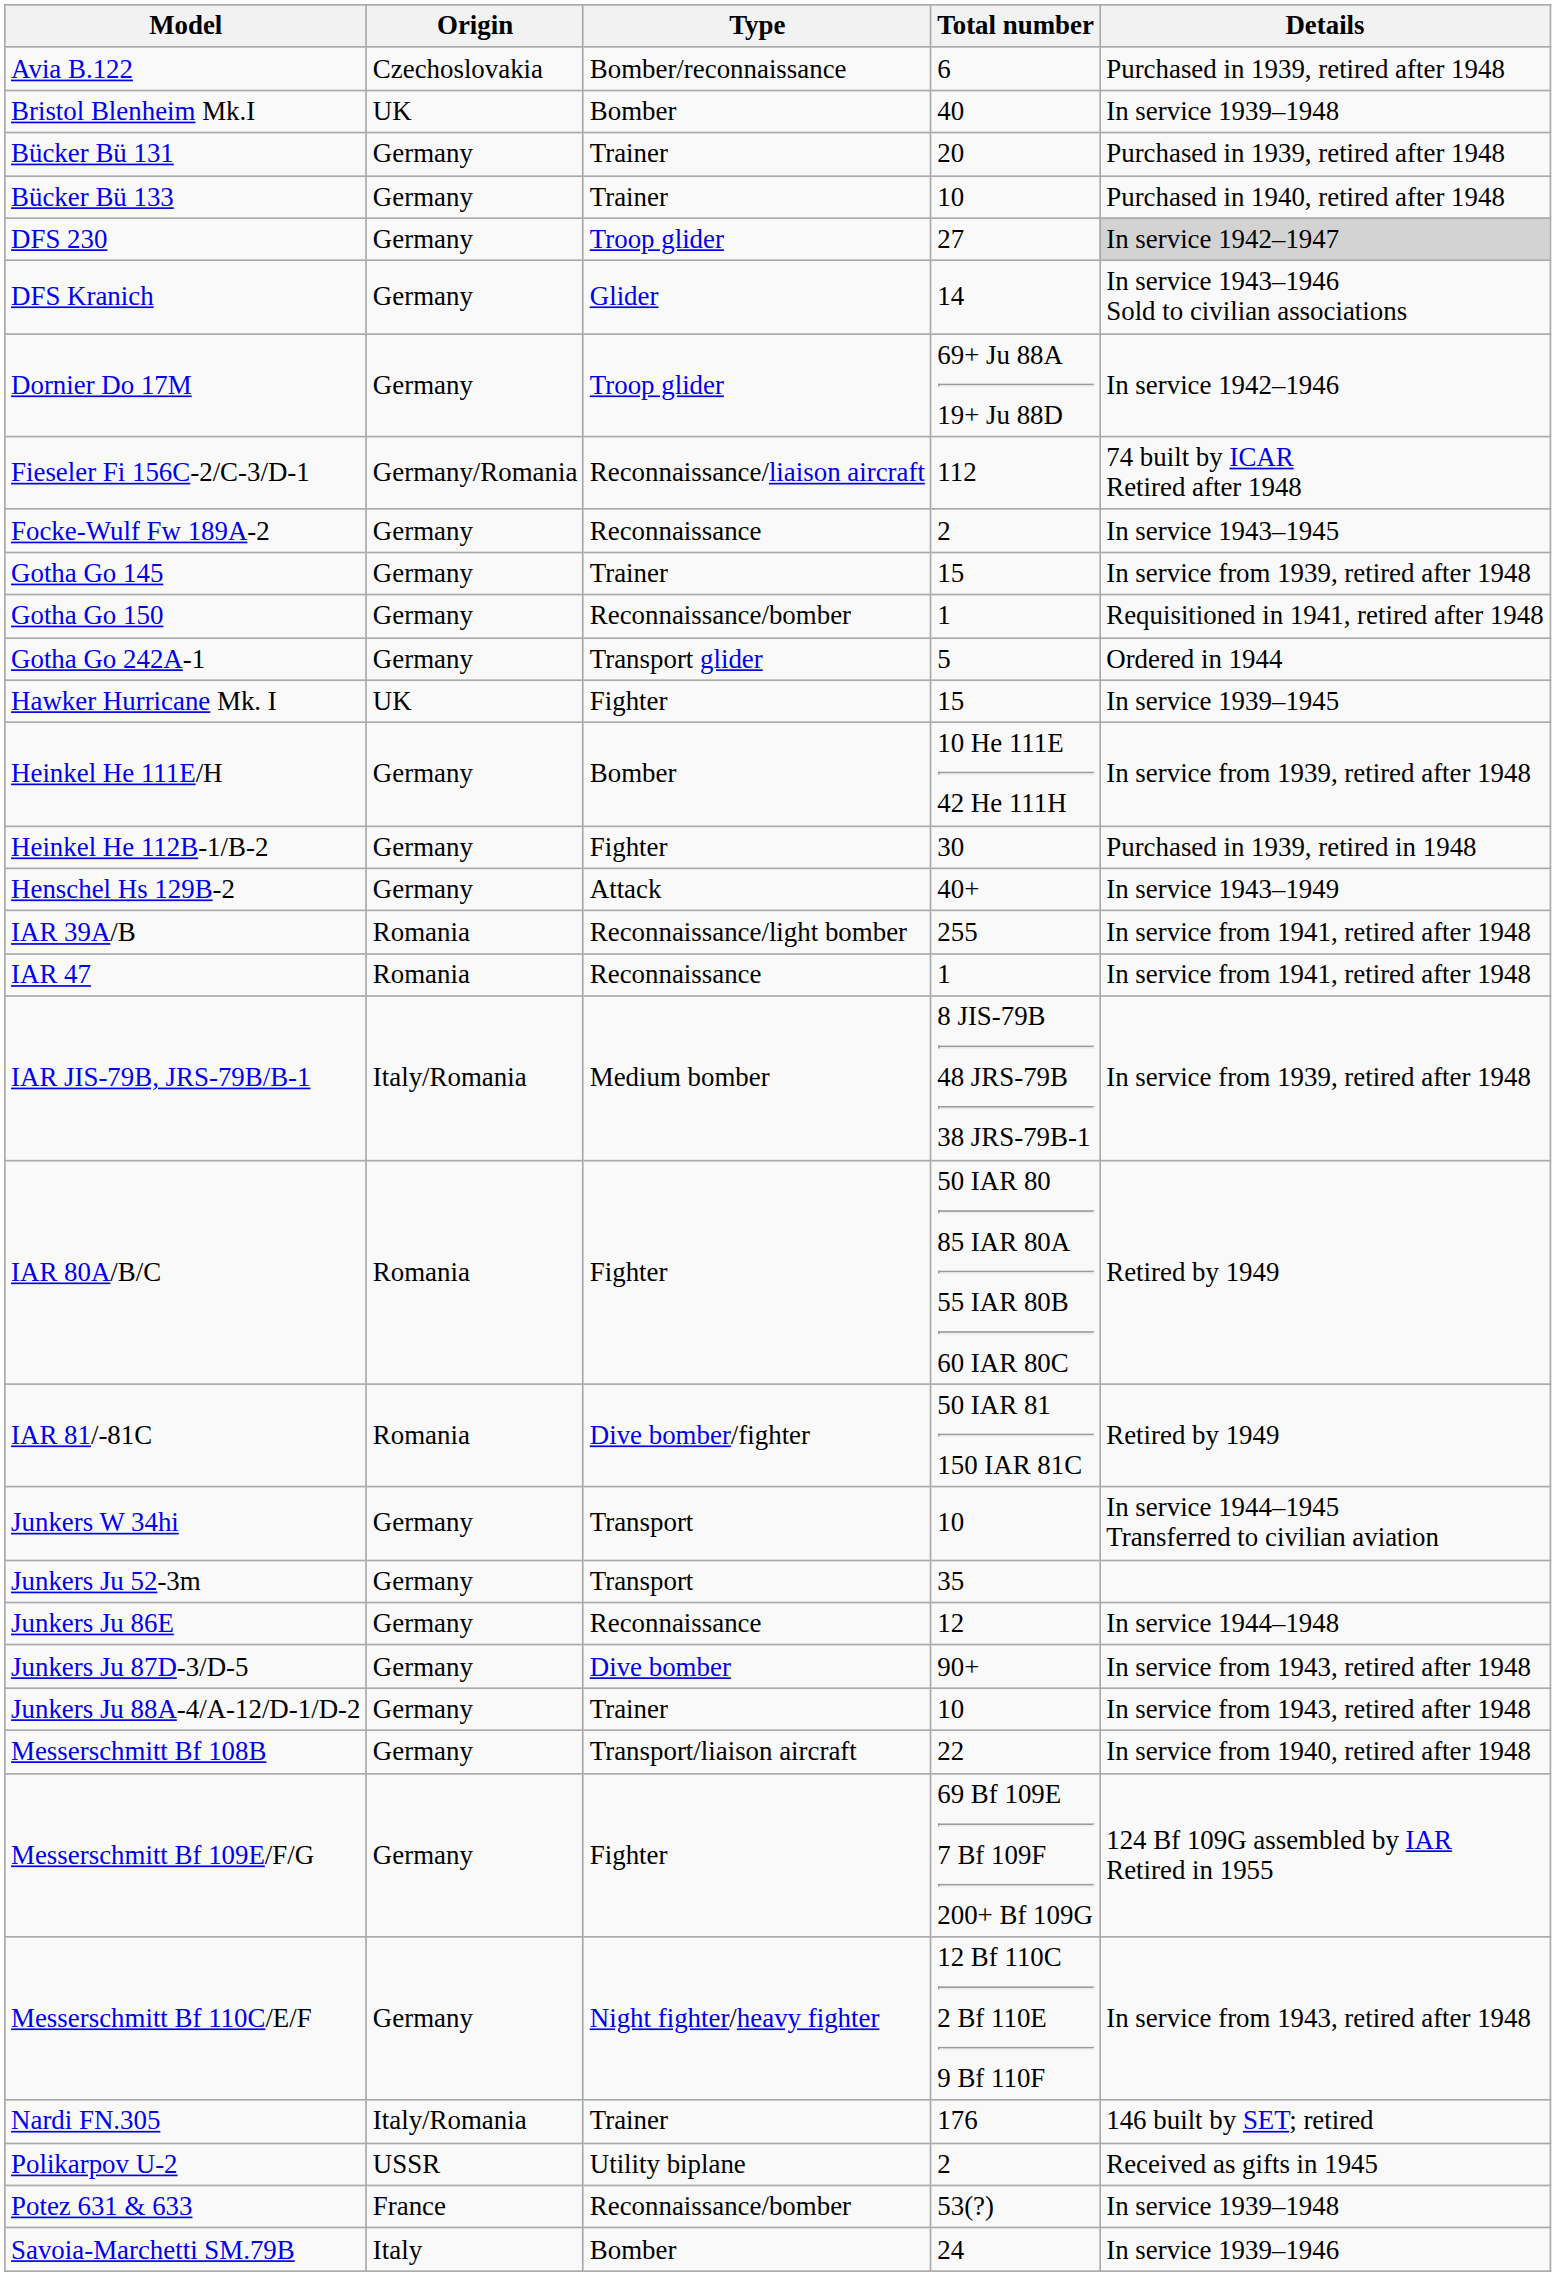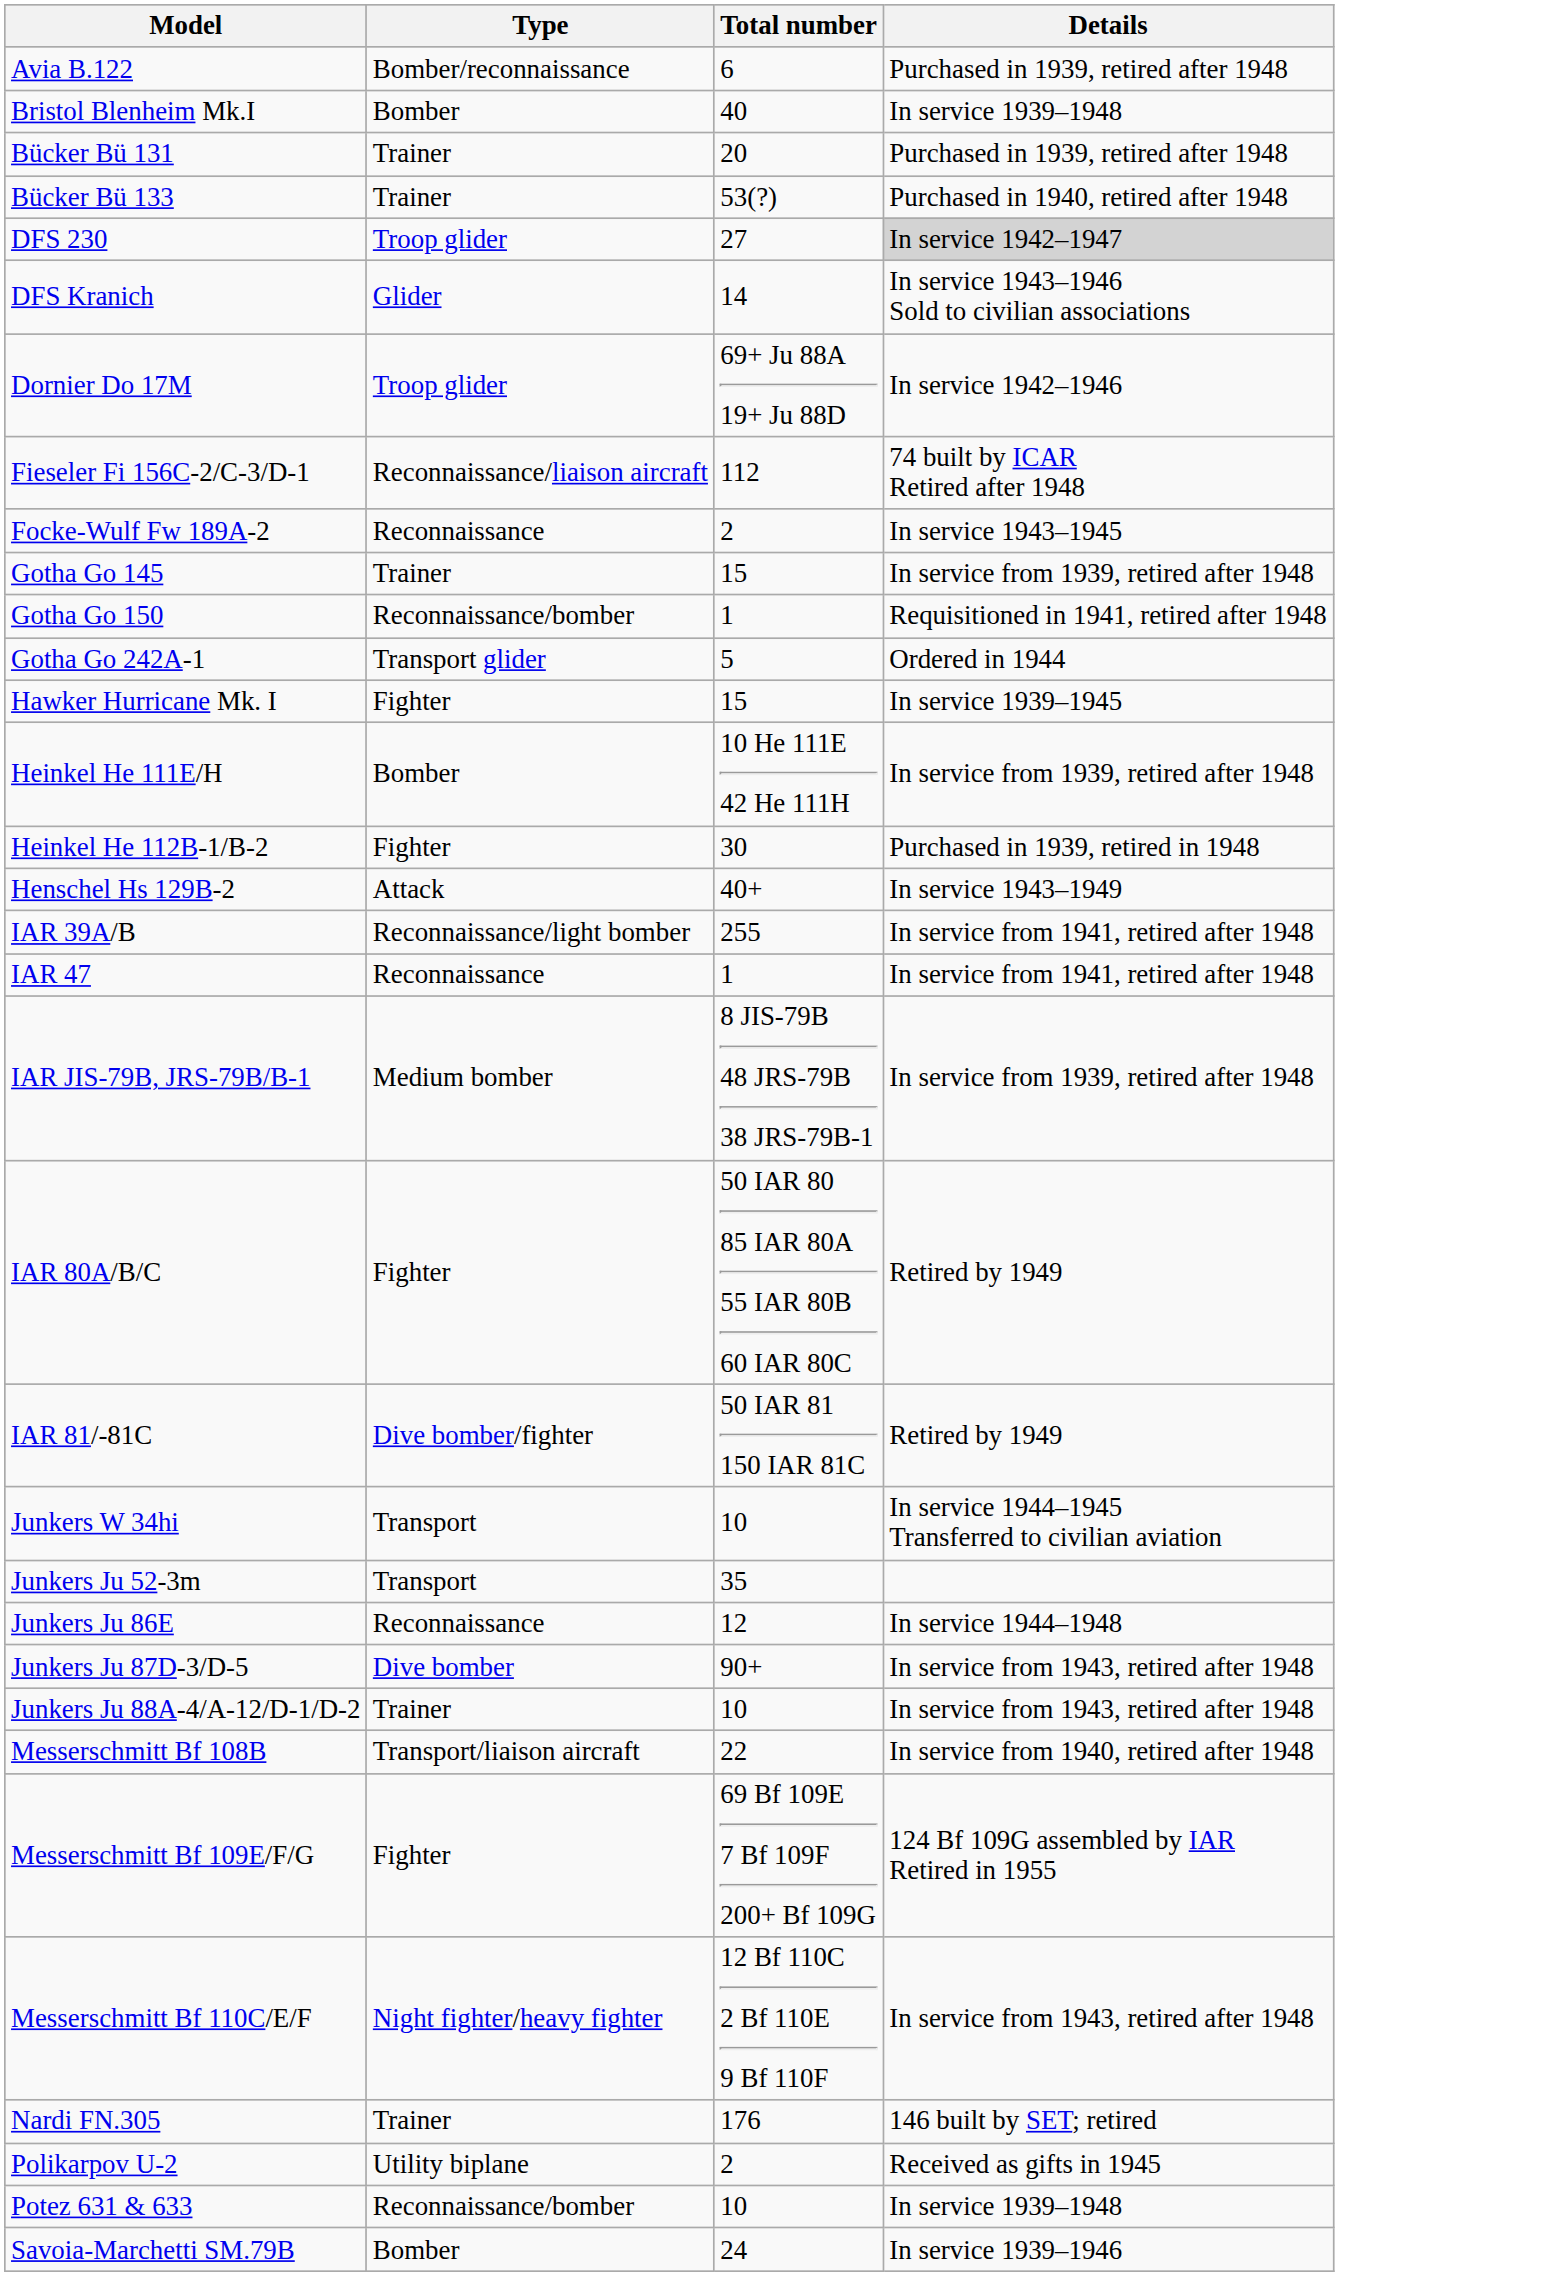- column: (475, 25)
(951, 196) 10 -> (749, 196) 53(?)
(966, 2206) 53(?) -> (734, 2206) 10
